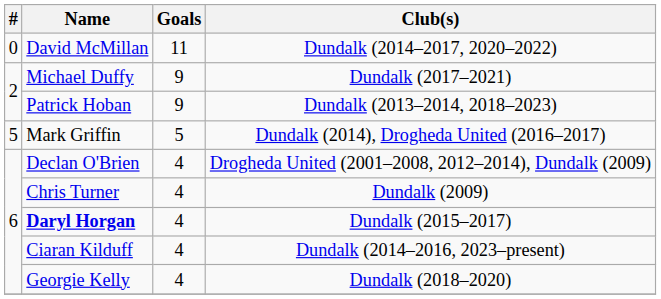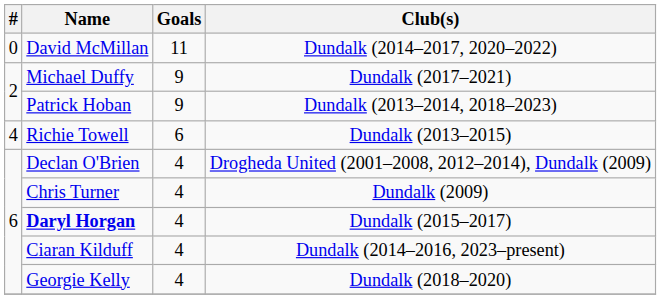+ row: (77, 134)
- row: (73, 134)
